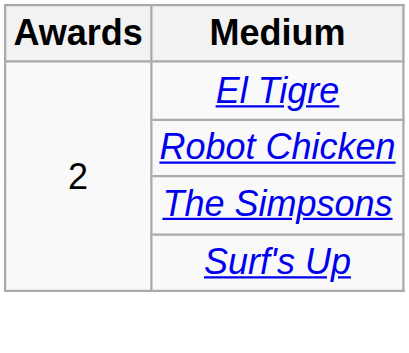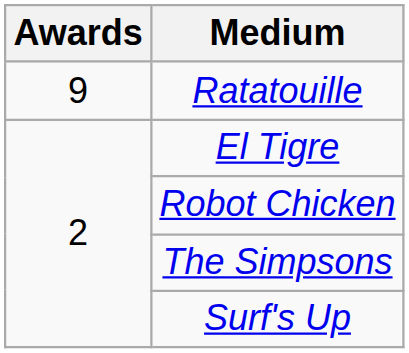+ row: (277, 90)
